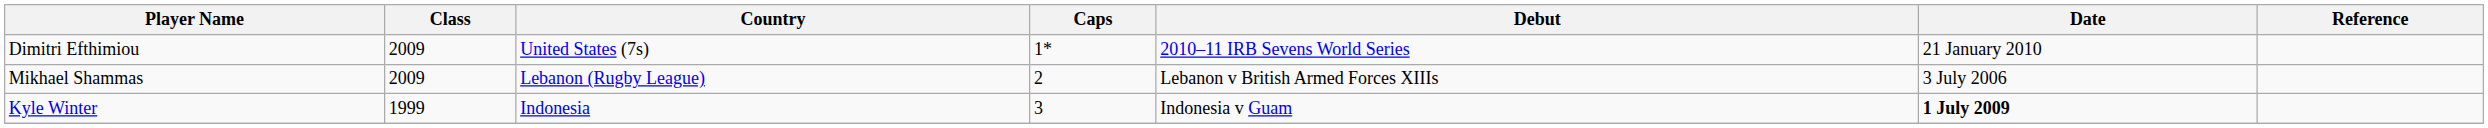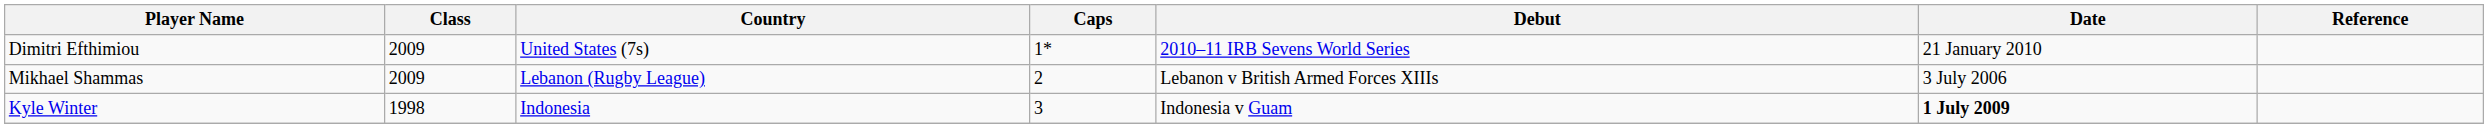(407, 108) 1999 -> (407, 108) 1998
